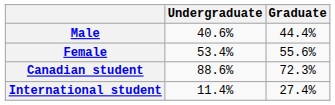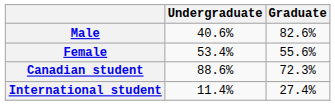(298, 33) 44.4% -> (298, 33) 82.6%
